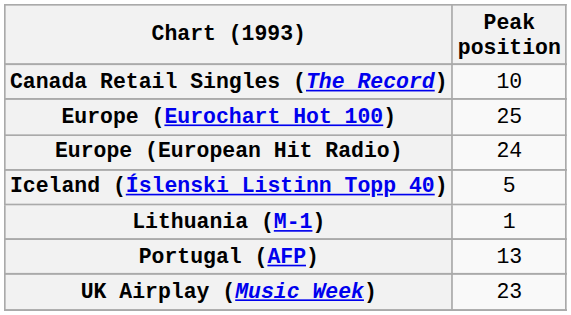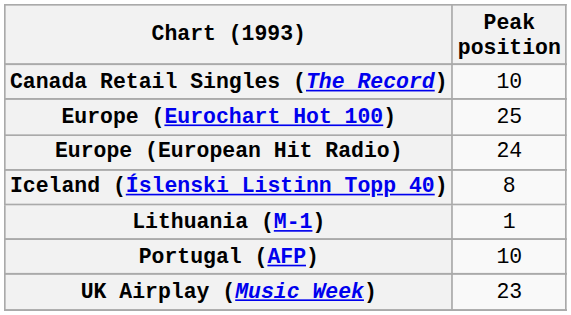(509, 187) 5 -> (509, 187) 8
(509, 257) 13 -> (509, 257) 10
